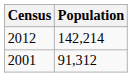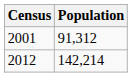rows swapped: (22, 60) <-> (22, 38)
